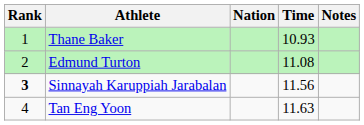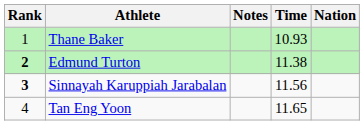columns swapped: (254, 16) <-> (339, 16)
(25, 62) normal -> (25, 62) bold
(298, 62) 11.08 -> (291, 62) 11.38
(298, 108) 11.63 -> (291, 108) 11.65
